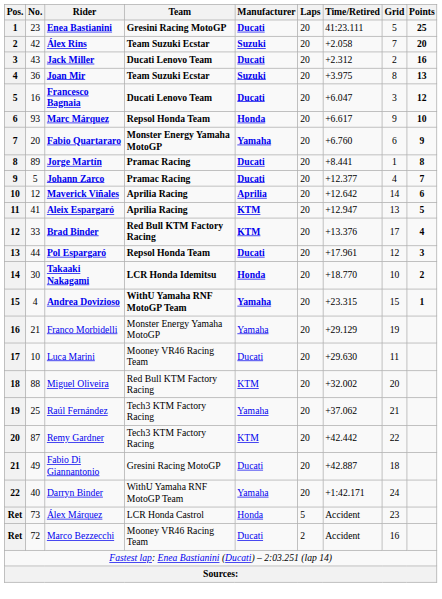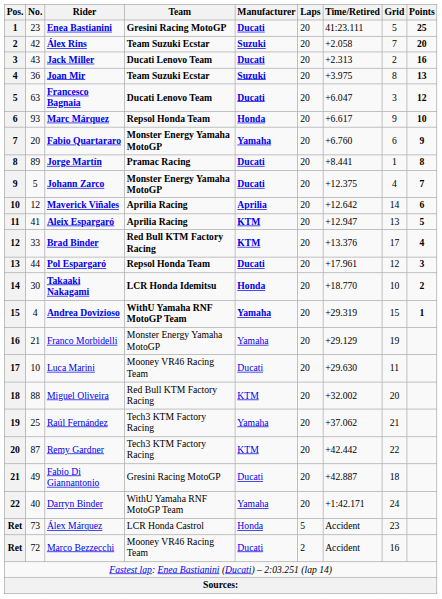(339, 59) +2.312 -> (339, 59) +2.313
(35, 97) 16 -> (35, 97) 63
(159, 178) Pramac Racing -> (178, 183) Monster Energy Yamaha MotoGP
(341, 178) +12.377 -> (341, 183) +12.375
(341, 302) +23.315 -> (341, 313) +29.319
